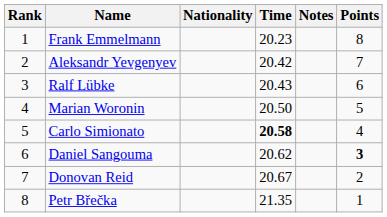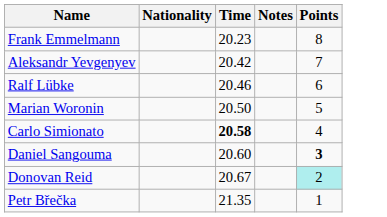- column: (25, 16)
(276, 85) 20.43 -> (235, 85) 20.46
(276, 154) 20.62 -> (235, 154) 20.60
(360, 177) no background -> (319, 177) paleturquoise background
